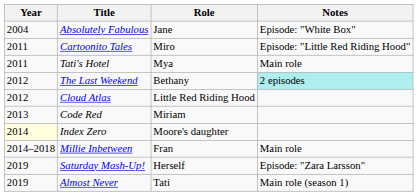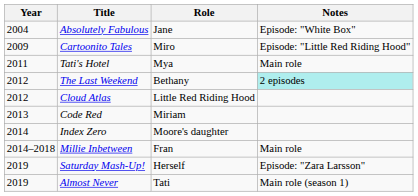(17, 47) 2011 -> (18, 47) 2009
(18, 132) lightyellow background -> (18, 132) no background
